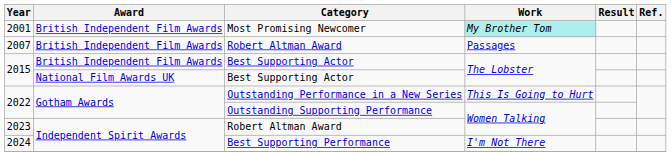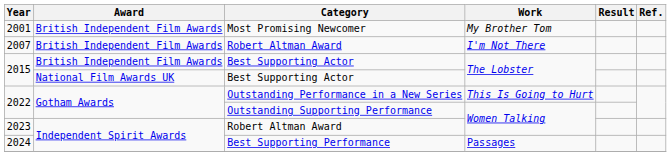(509, 29) paleturquoise background -> (509, 29) no background
(491, 45) Passages -> (506, 45) I'm Not There
(506, 143) I'm Not There -> (491, 143) Passages
